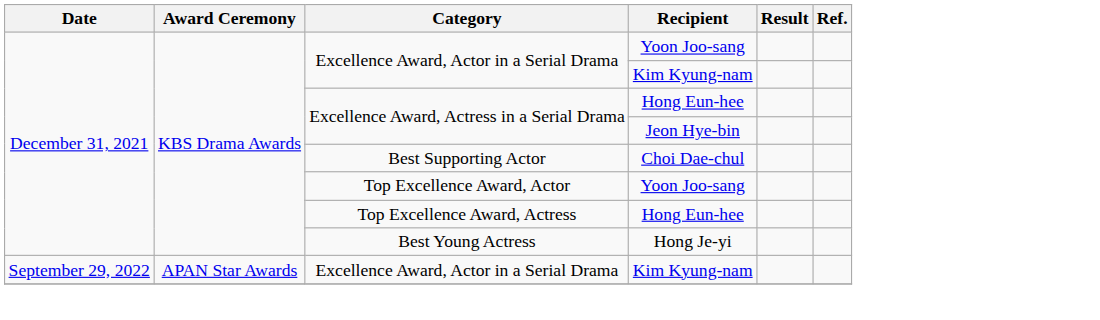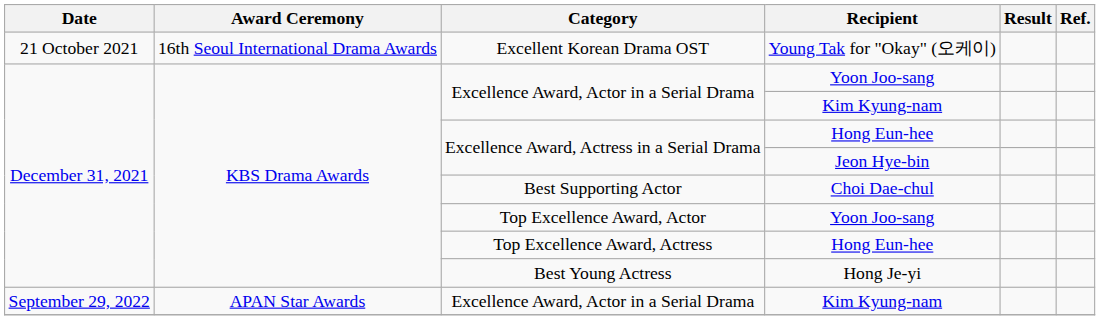+ row: (603, 48)
